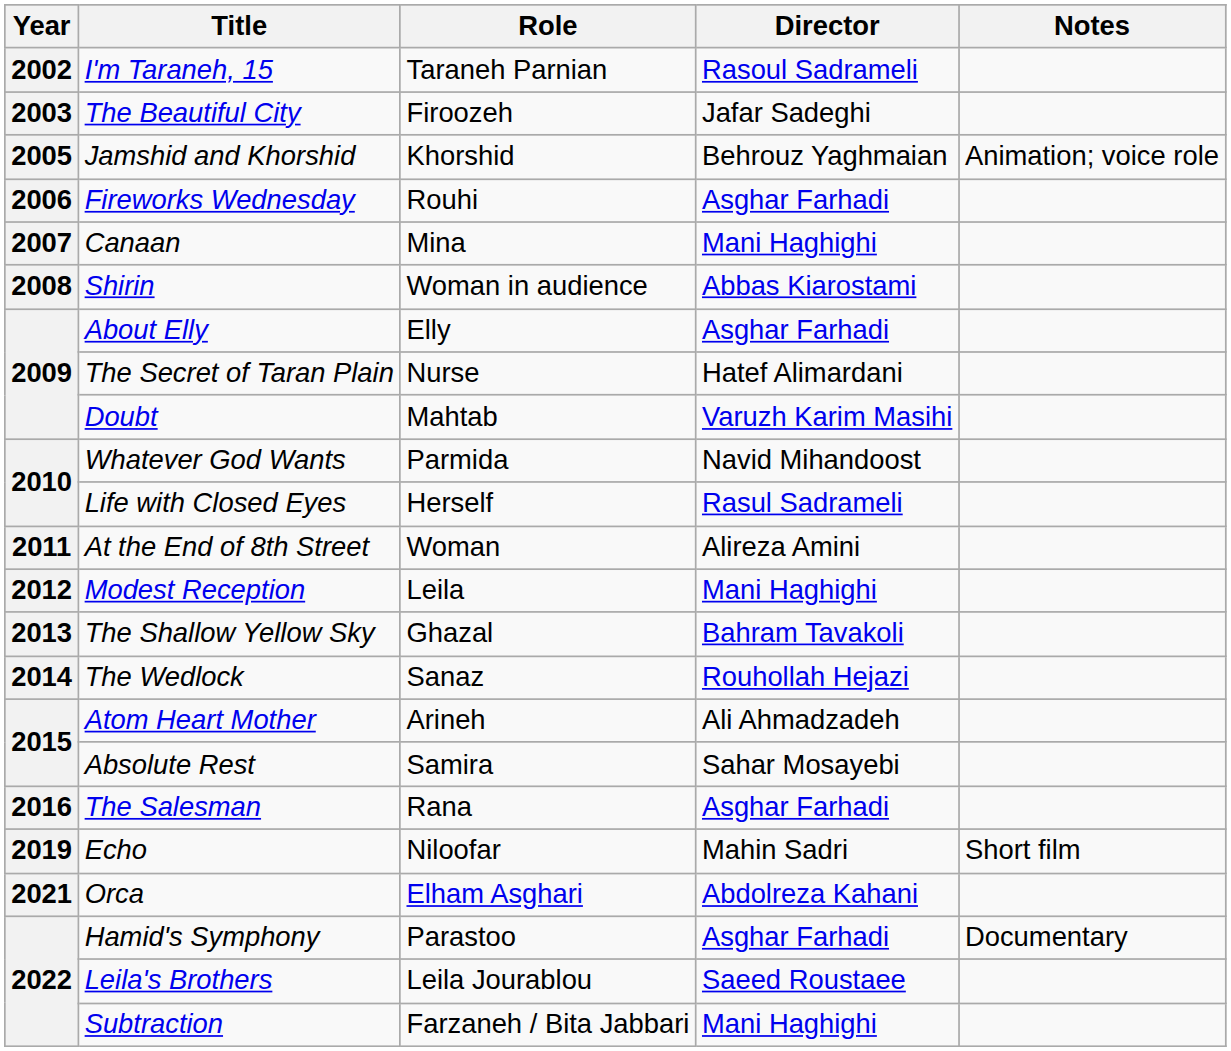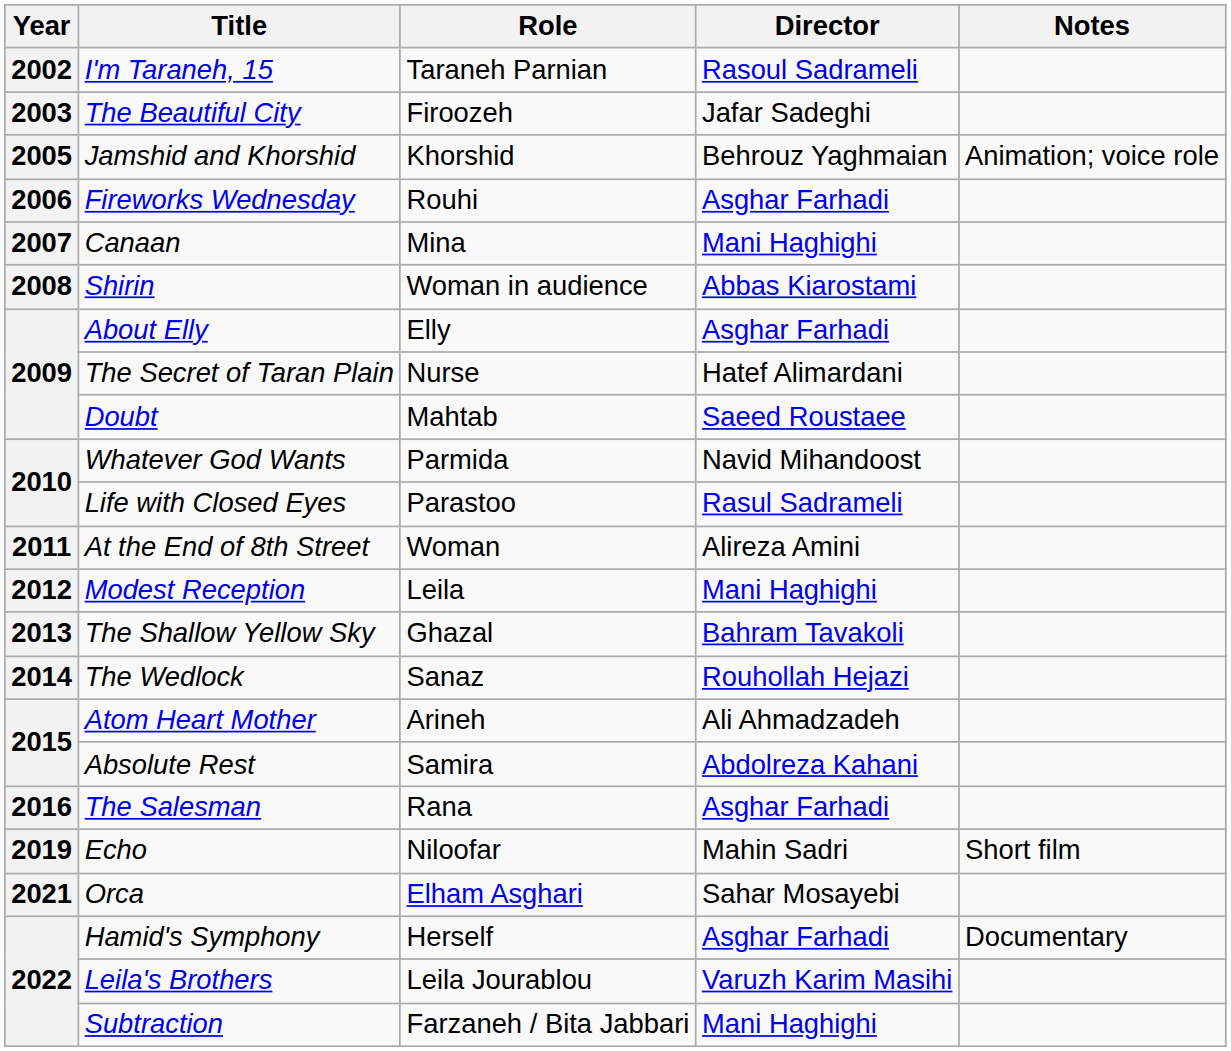(827, 416) Varuzh Karim Masihi -> (804, 416) Saeed Roustaee
(450, 503) Herself -> (461, 503) Parastoo
(801, 763) Sahar Mosayebi -> (810, 763) Abdolreza Kahani
(810, 894) Abdolreza Kahani -> (801, 894) Sahar Mosayebi
(461, 937) Parastoo -> (450, 937) Herself
(804, 980) Saeed Roustaee -> (827, 980) Varuzh Karim Masihi
